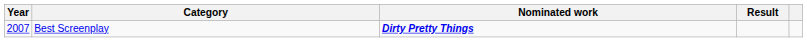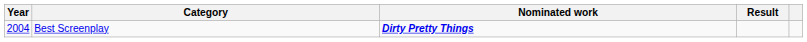(18, 28) 2007 -> (18, 28) 2004
